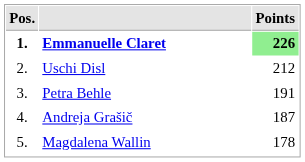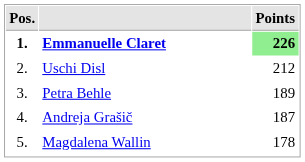(284, 93) 191 -> (284, 93) 189
